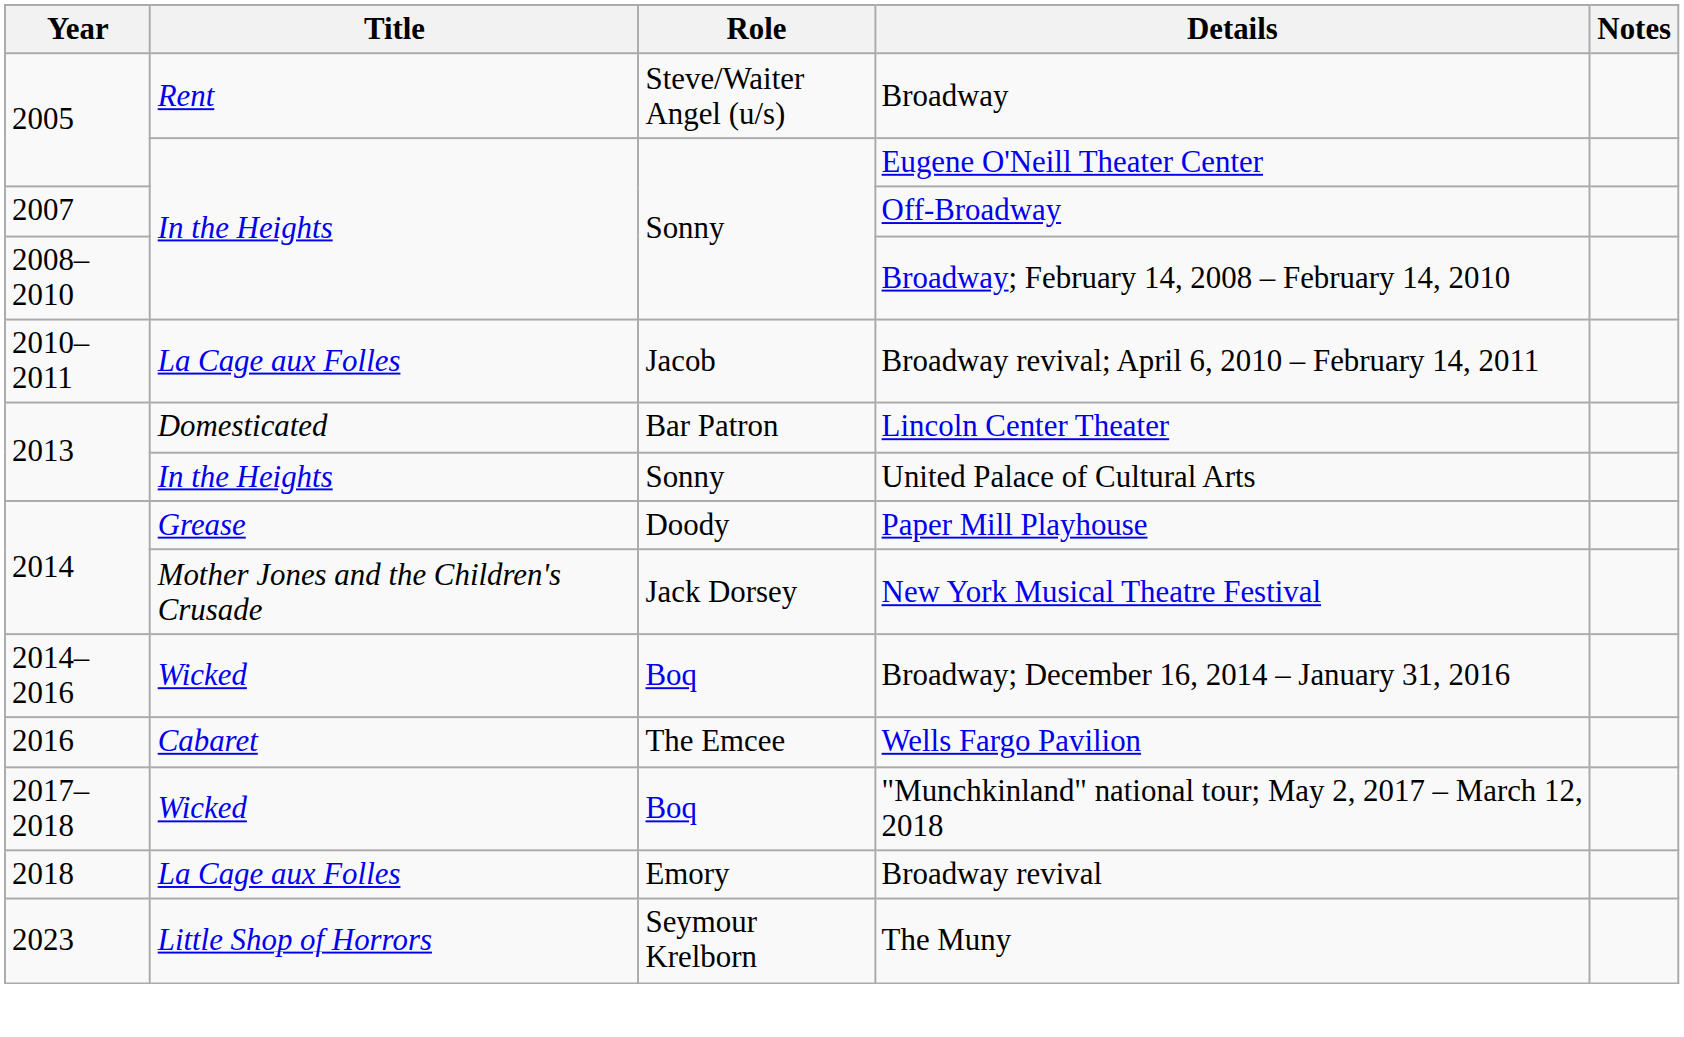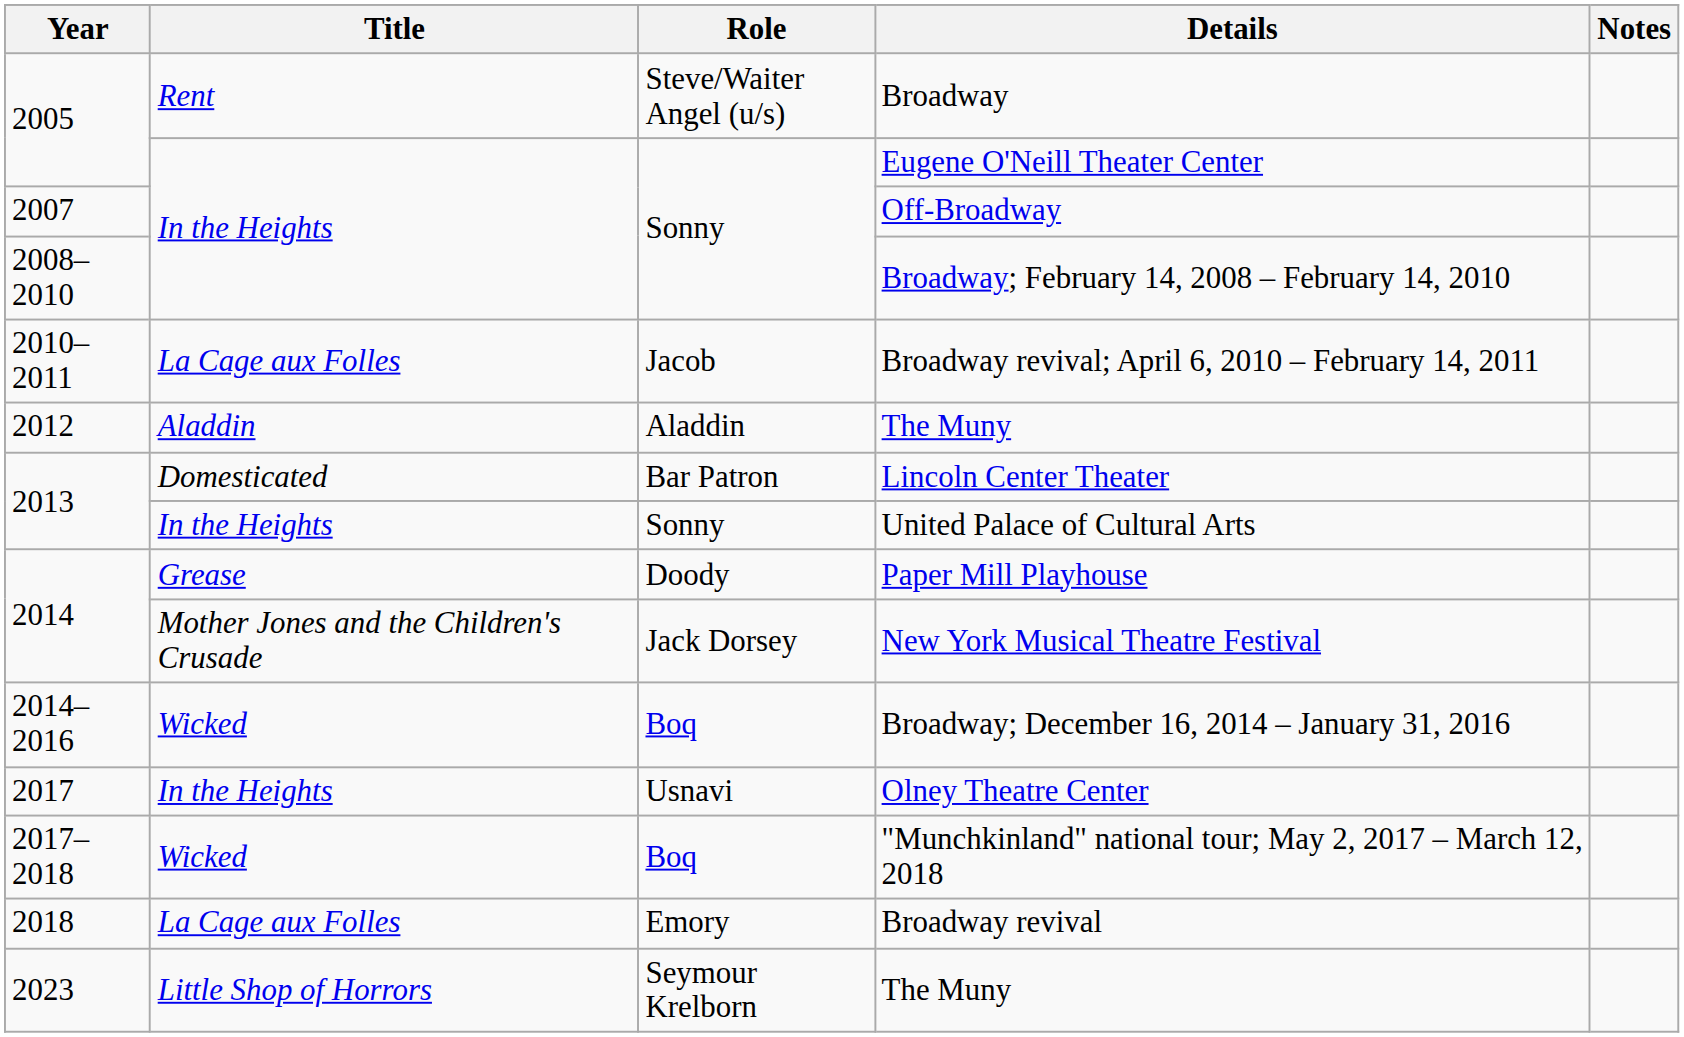+ row: (43, 427)
- row: (43, 741)
+ row: (43, 790)
